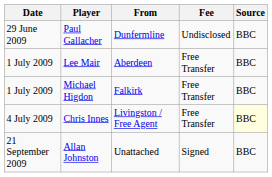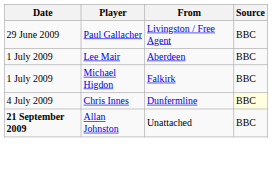- column: (207, 12)
(139, 34) Dunfermline -> (181, 34) Livingston / Free Agent
(138, 118) Livingston / Free Agent -> (172, 101) Dunfermline
(28, 152) normal -> (35, 123) bold
